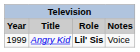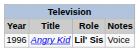(17, 41) 1999 -> (17, 41) 1996
